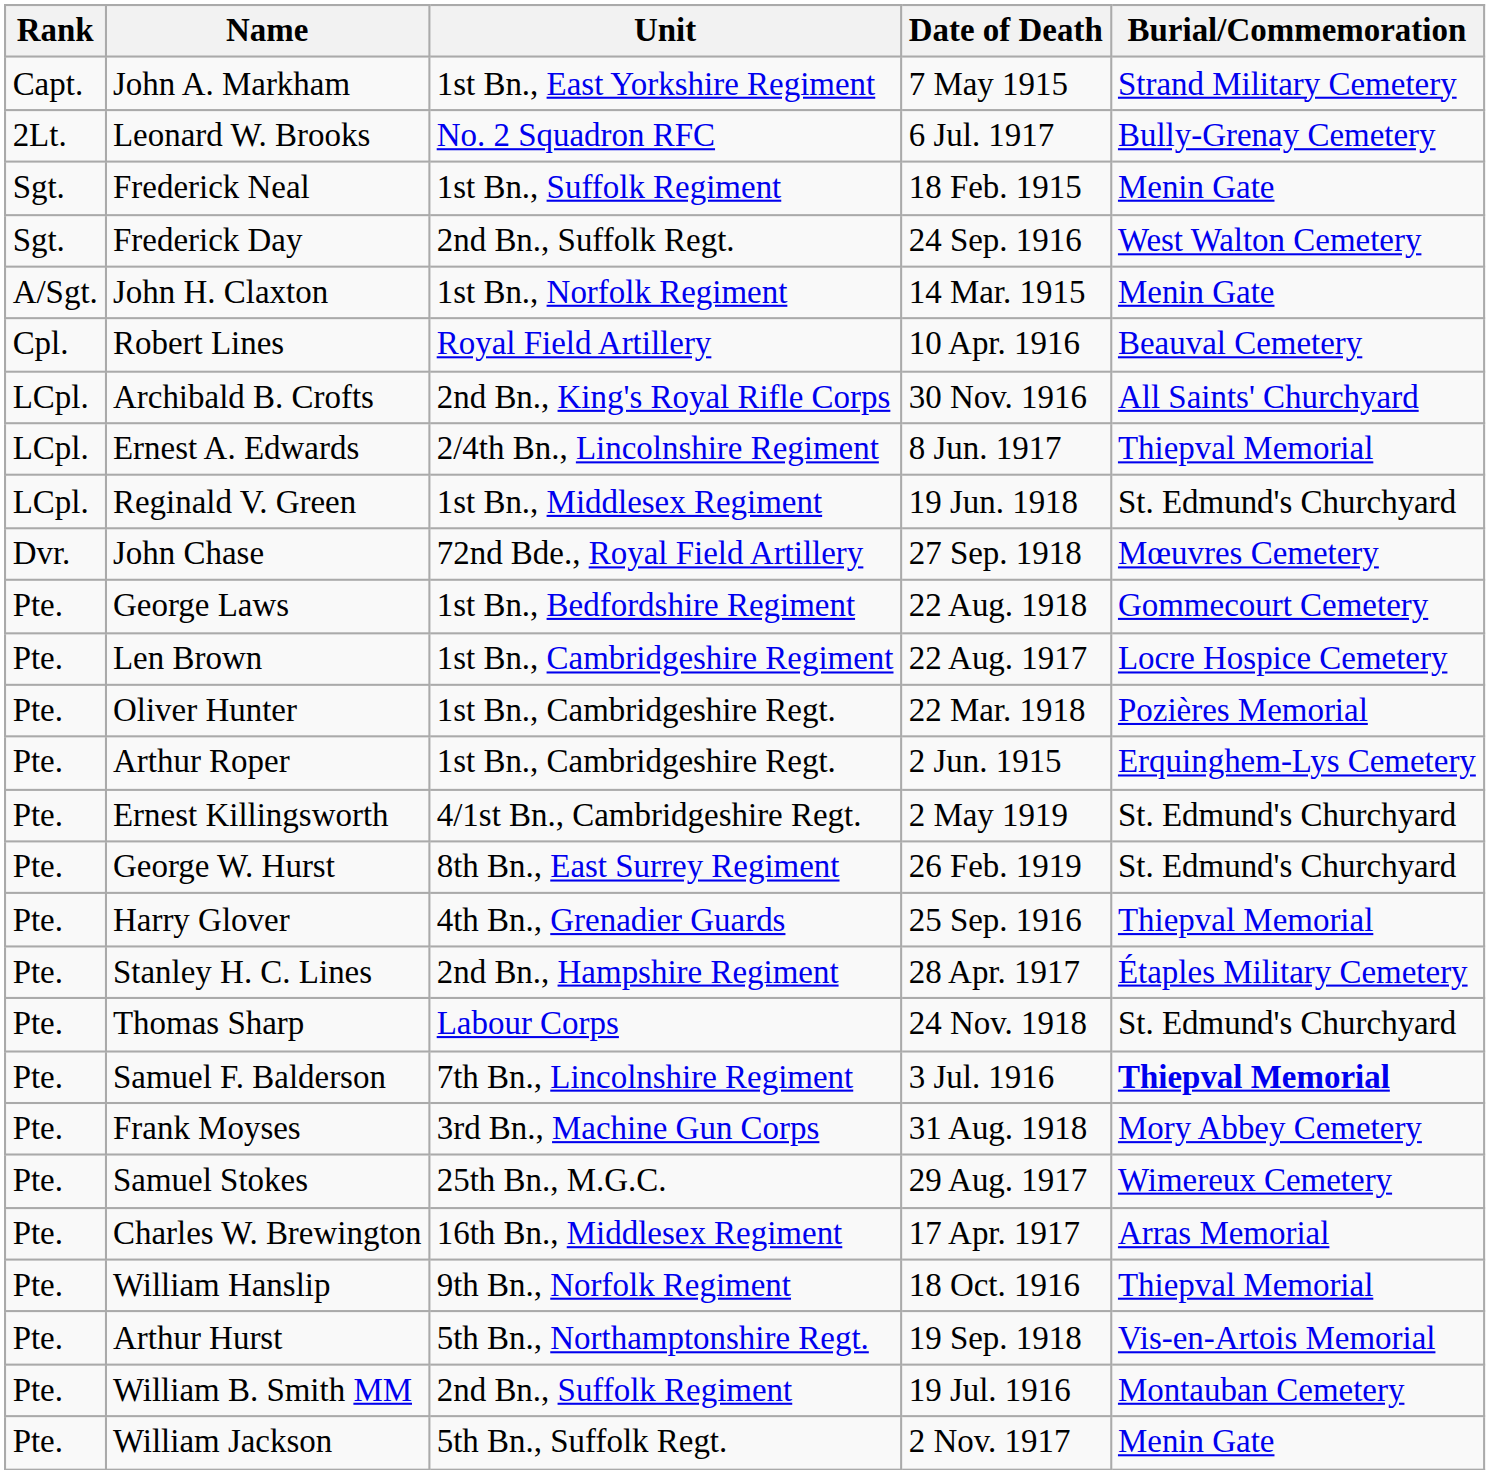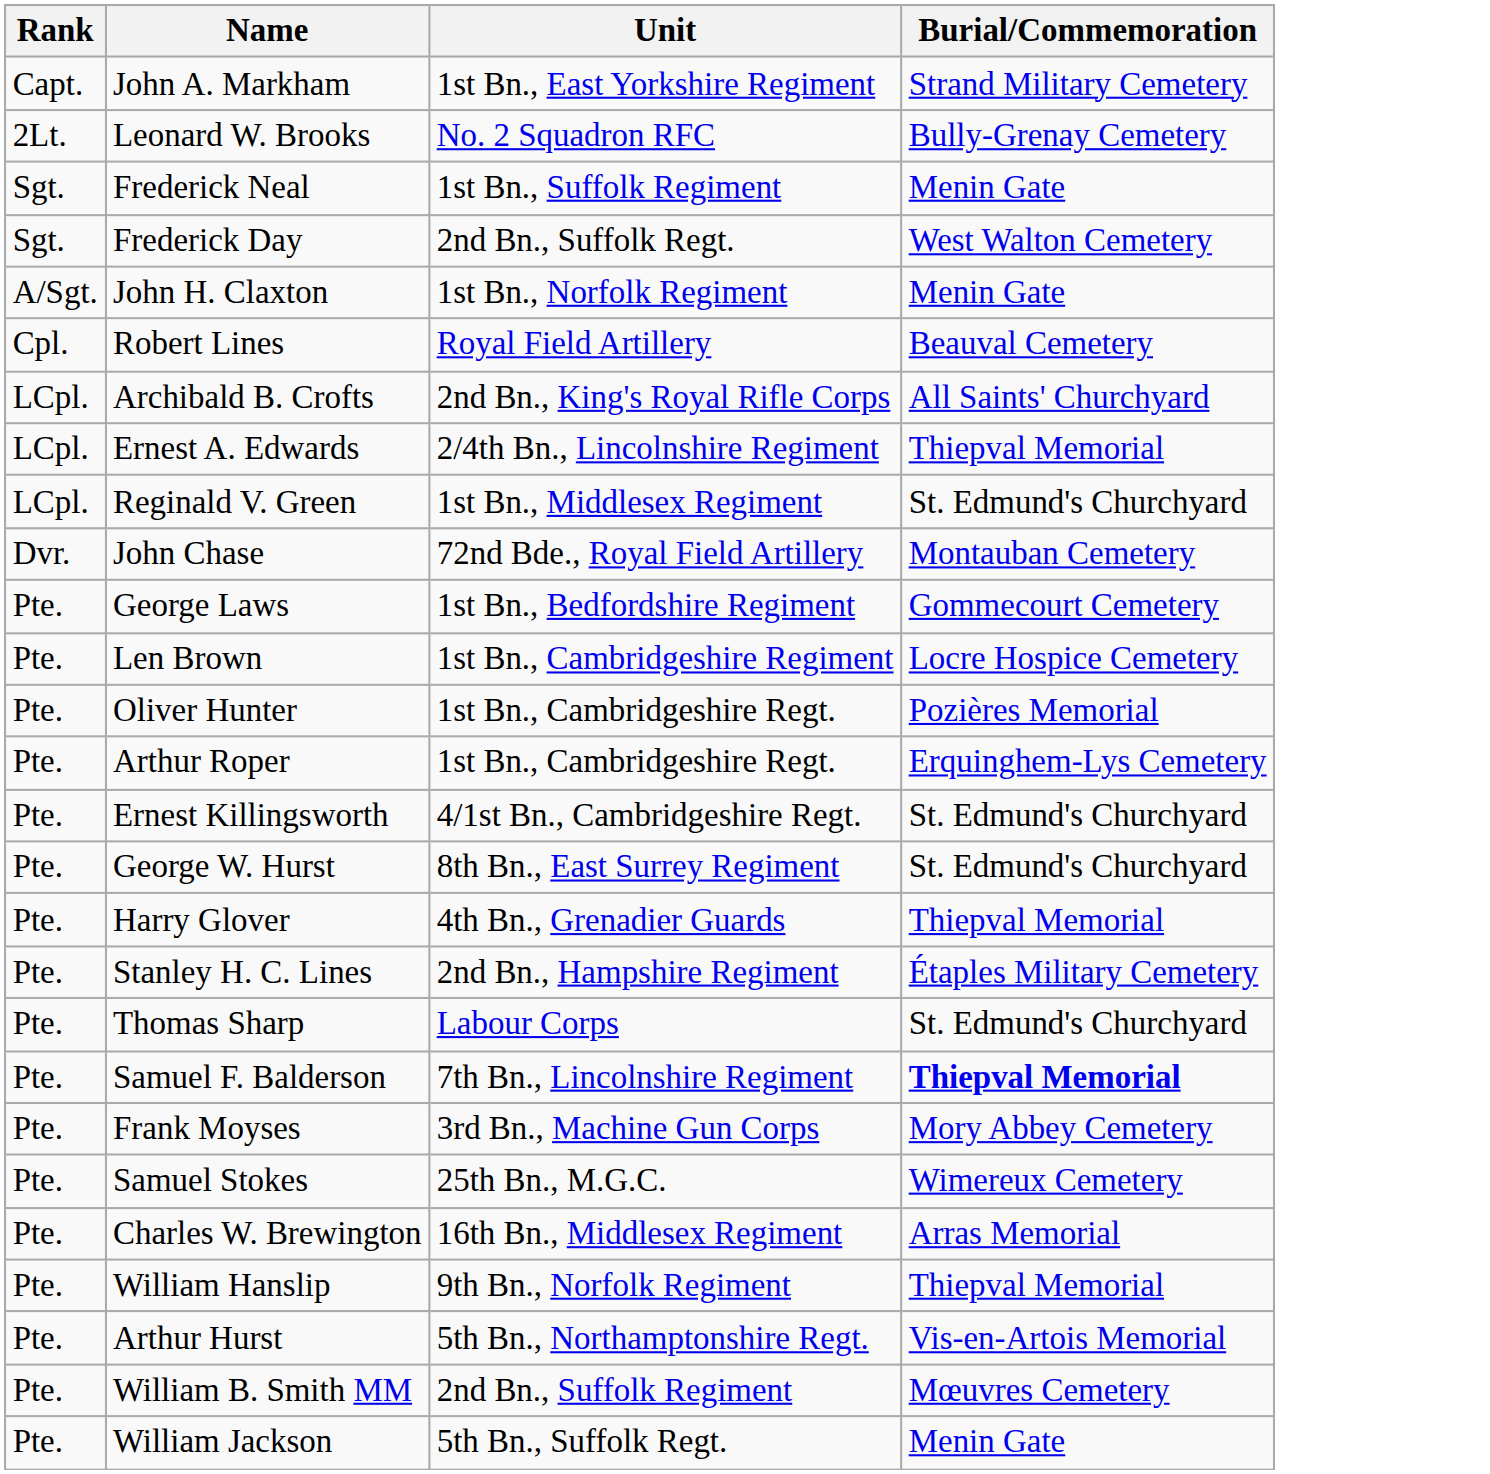- column: (1006, 30)
(1248, 553) Mœuvres Cemetery -> (1052, 553) Montauban Cemetery
(1261, 1389) Montauban Cemetery -> (1039, 1389) Mœuvres Cemetery
